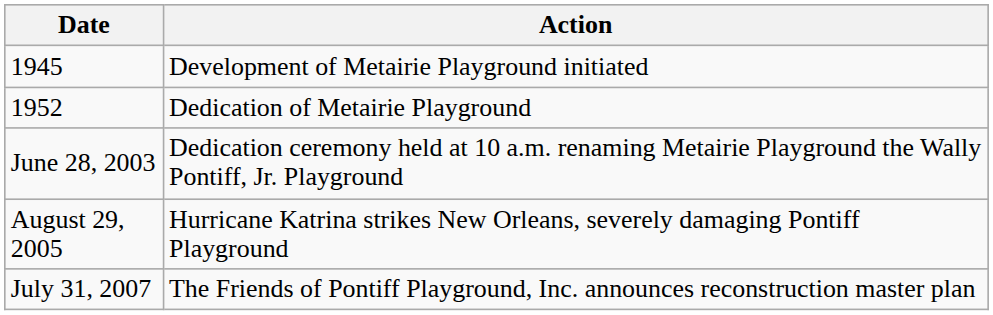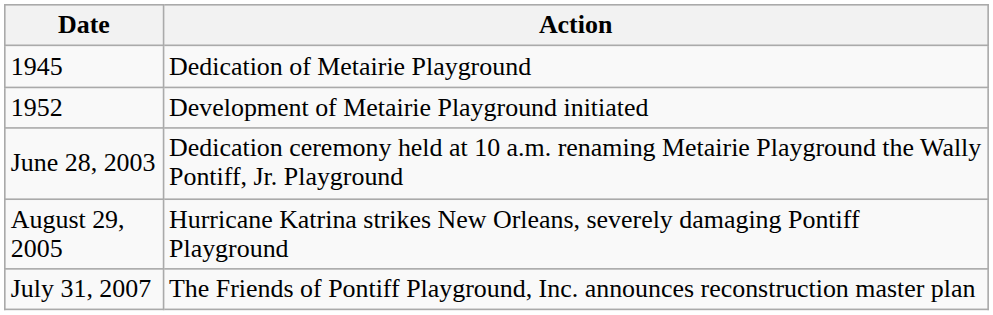(409, 66) Development of Metairie Playground initiated -> (350, 66) Dedication of Metairie Playground
(350, 107) Dedication of Metairie Playground -> (409, 107) Development of Metairie Playground initiated
